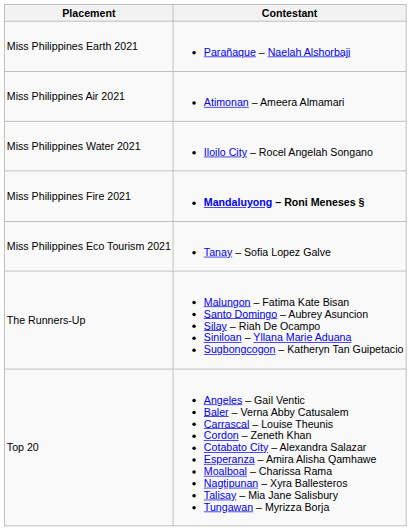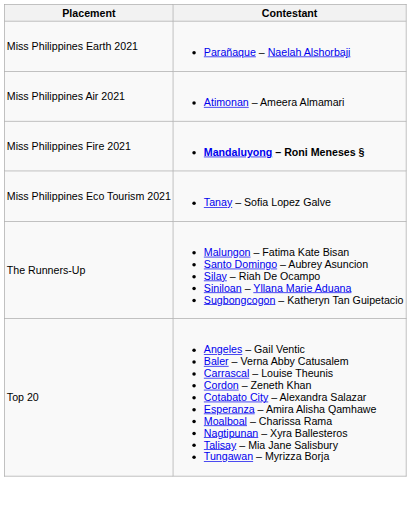- row: (74, 146)
